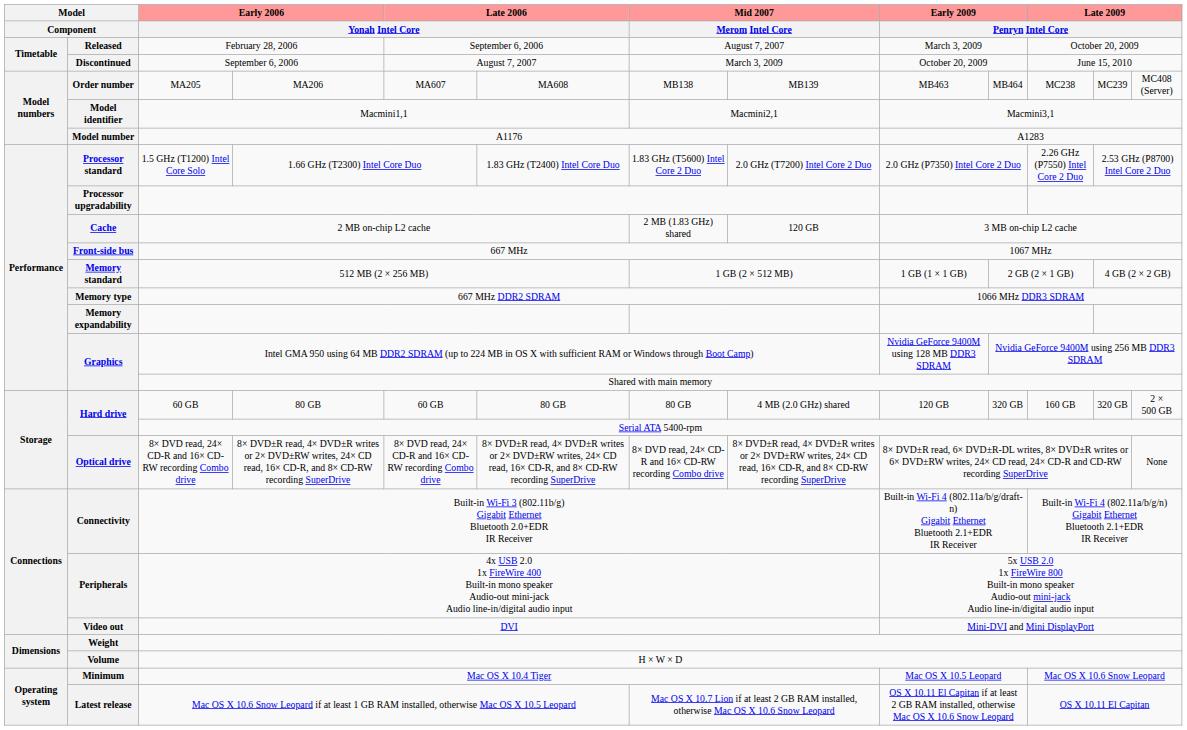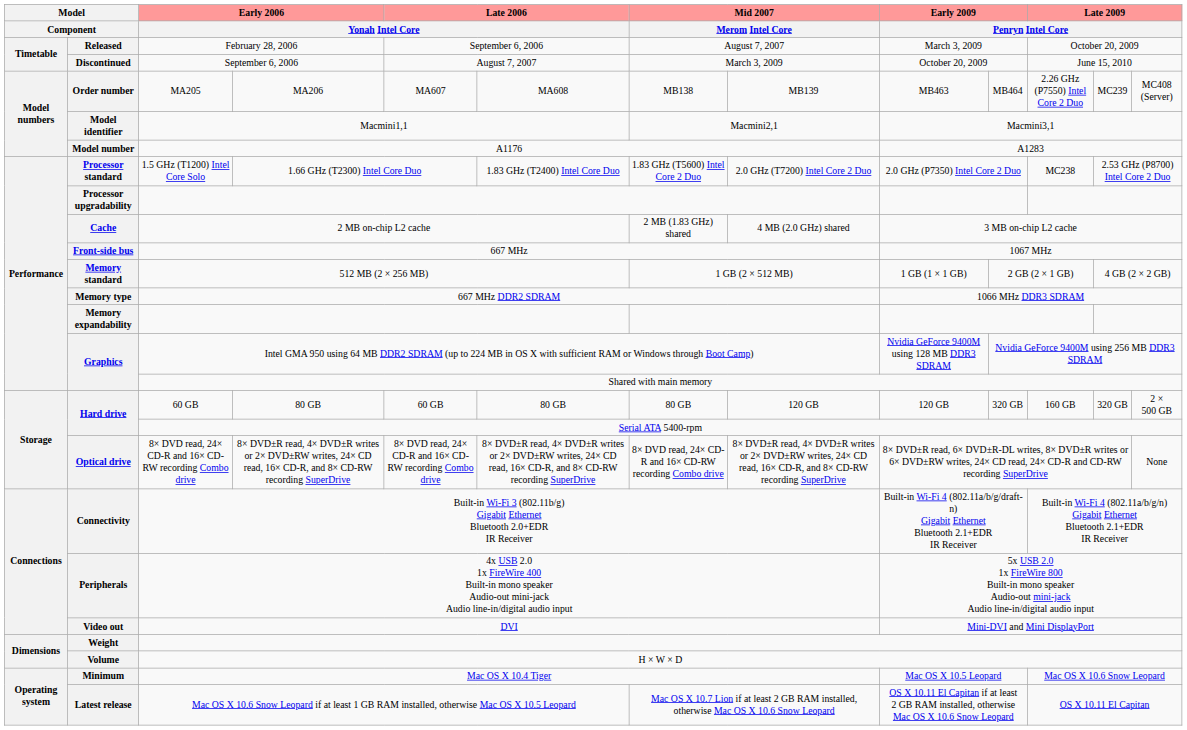(1060, 85) MC238 -> (1060, 91) 2.26 GHz (P7550) Intel Core 2 Duo
(1060, 165) 2.26 GHz (P7550) Intel Core 2 Duo -> (1060, 171) MC238
(803, 228) 120 GB -> (803, 228) 4 MB (2.0 GHz) shared
(803, 405) 4 MB (2.0 GHz) shared -> (803, 405) 120 GB
